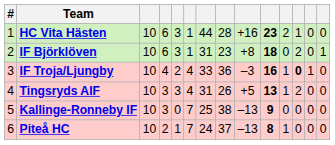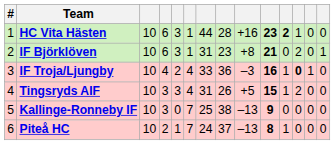(286, 33) normal -> (286, 33) bold
(270, 52) 18 -> (270, 52) 21
(270, 91) 13 -> (270, 91) 15
